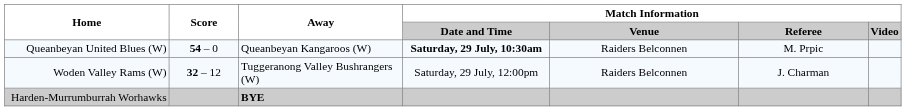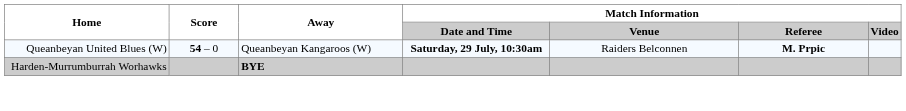(803, 48) normal -> (803, 48) bold
- row: (110, 73)
